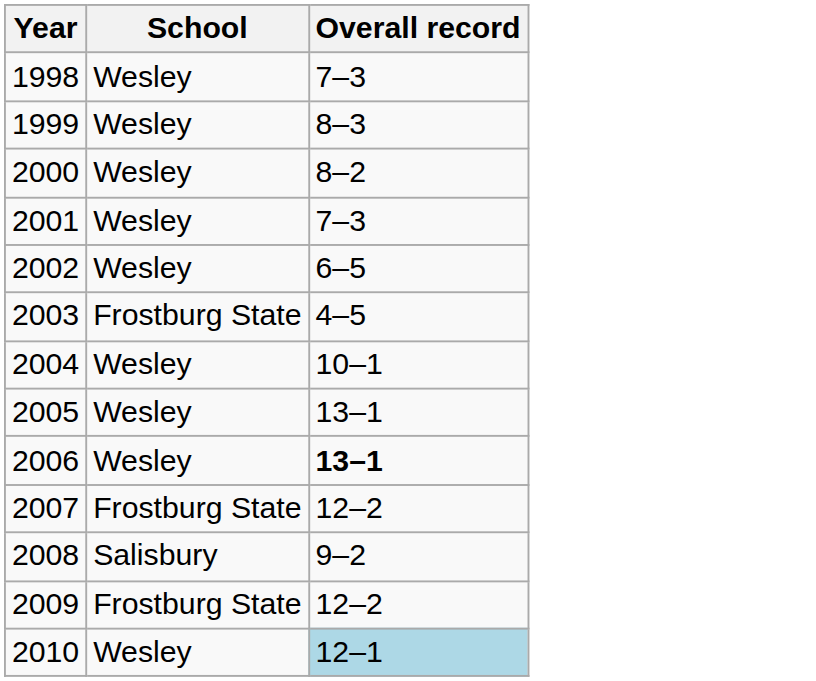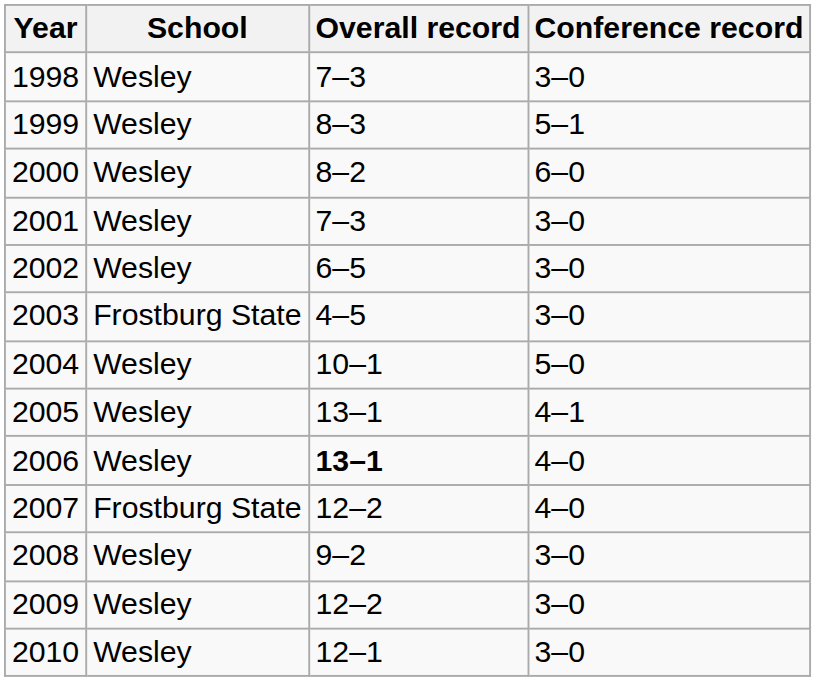+ column: (669, 28)
(155, 556) Salisbury -> (142, 556) Wesley
(197, 603) Frostburg State -> (142, 603) Wesley
(349, 651) lightblue background -> (349, 651) no background
